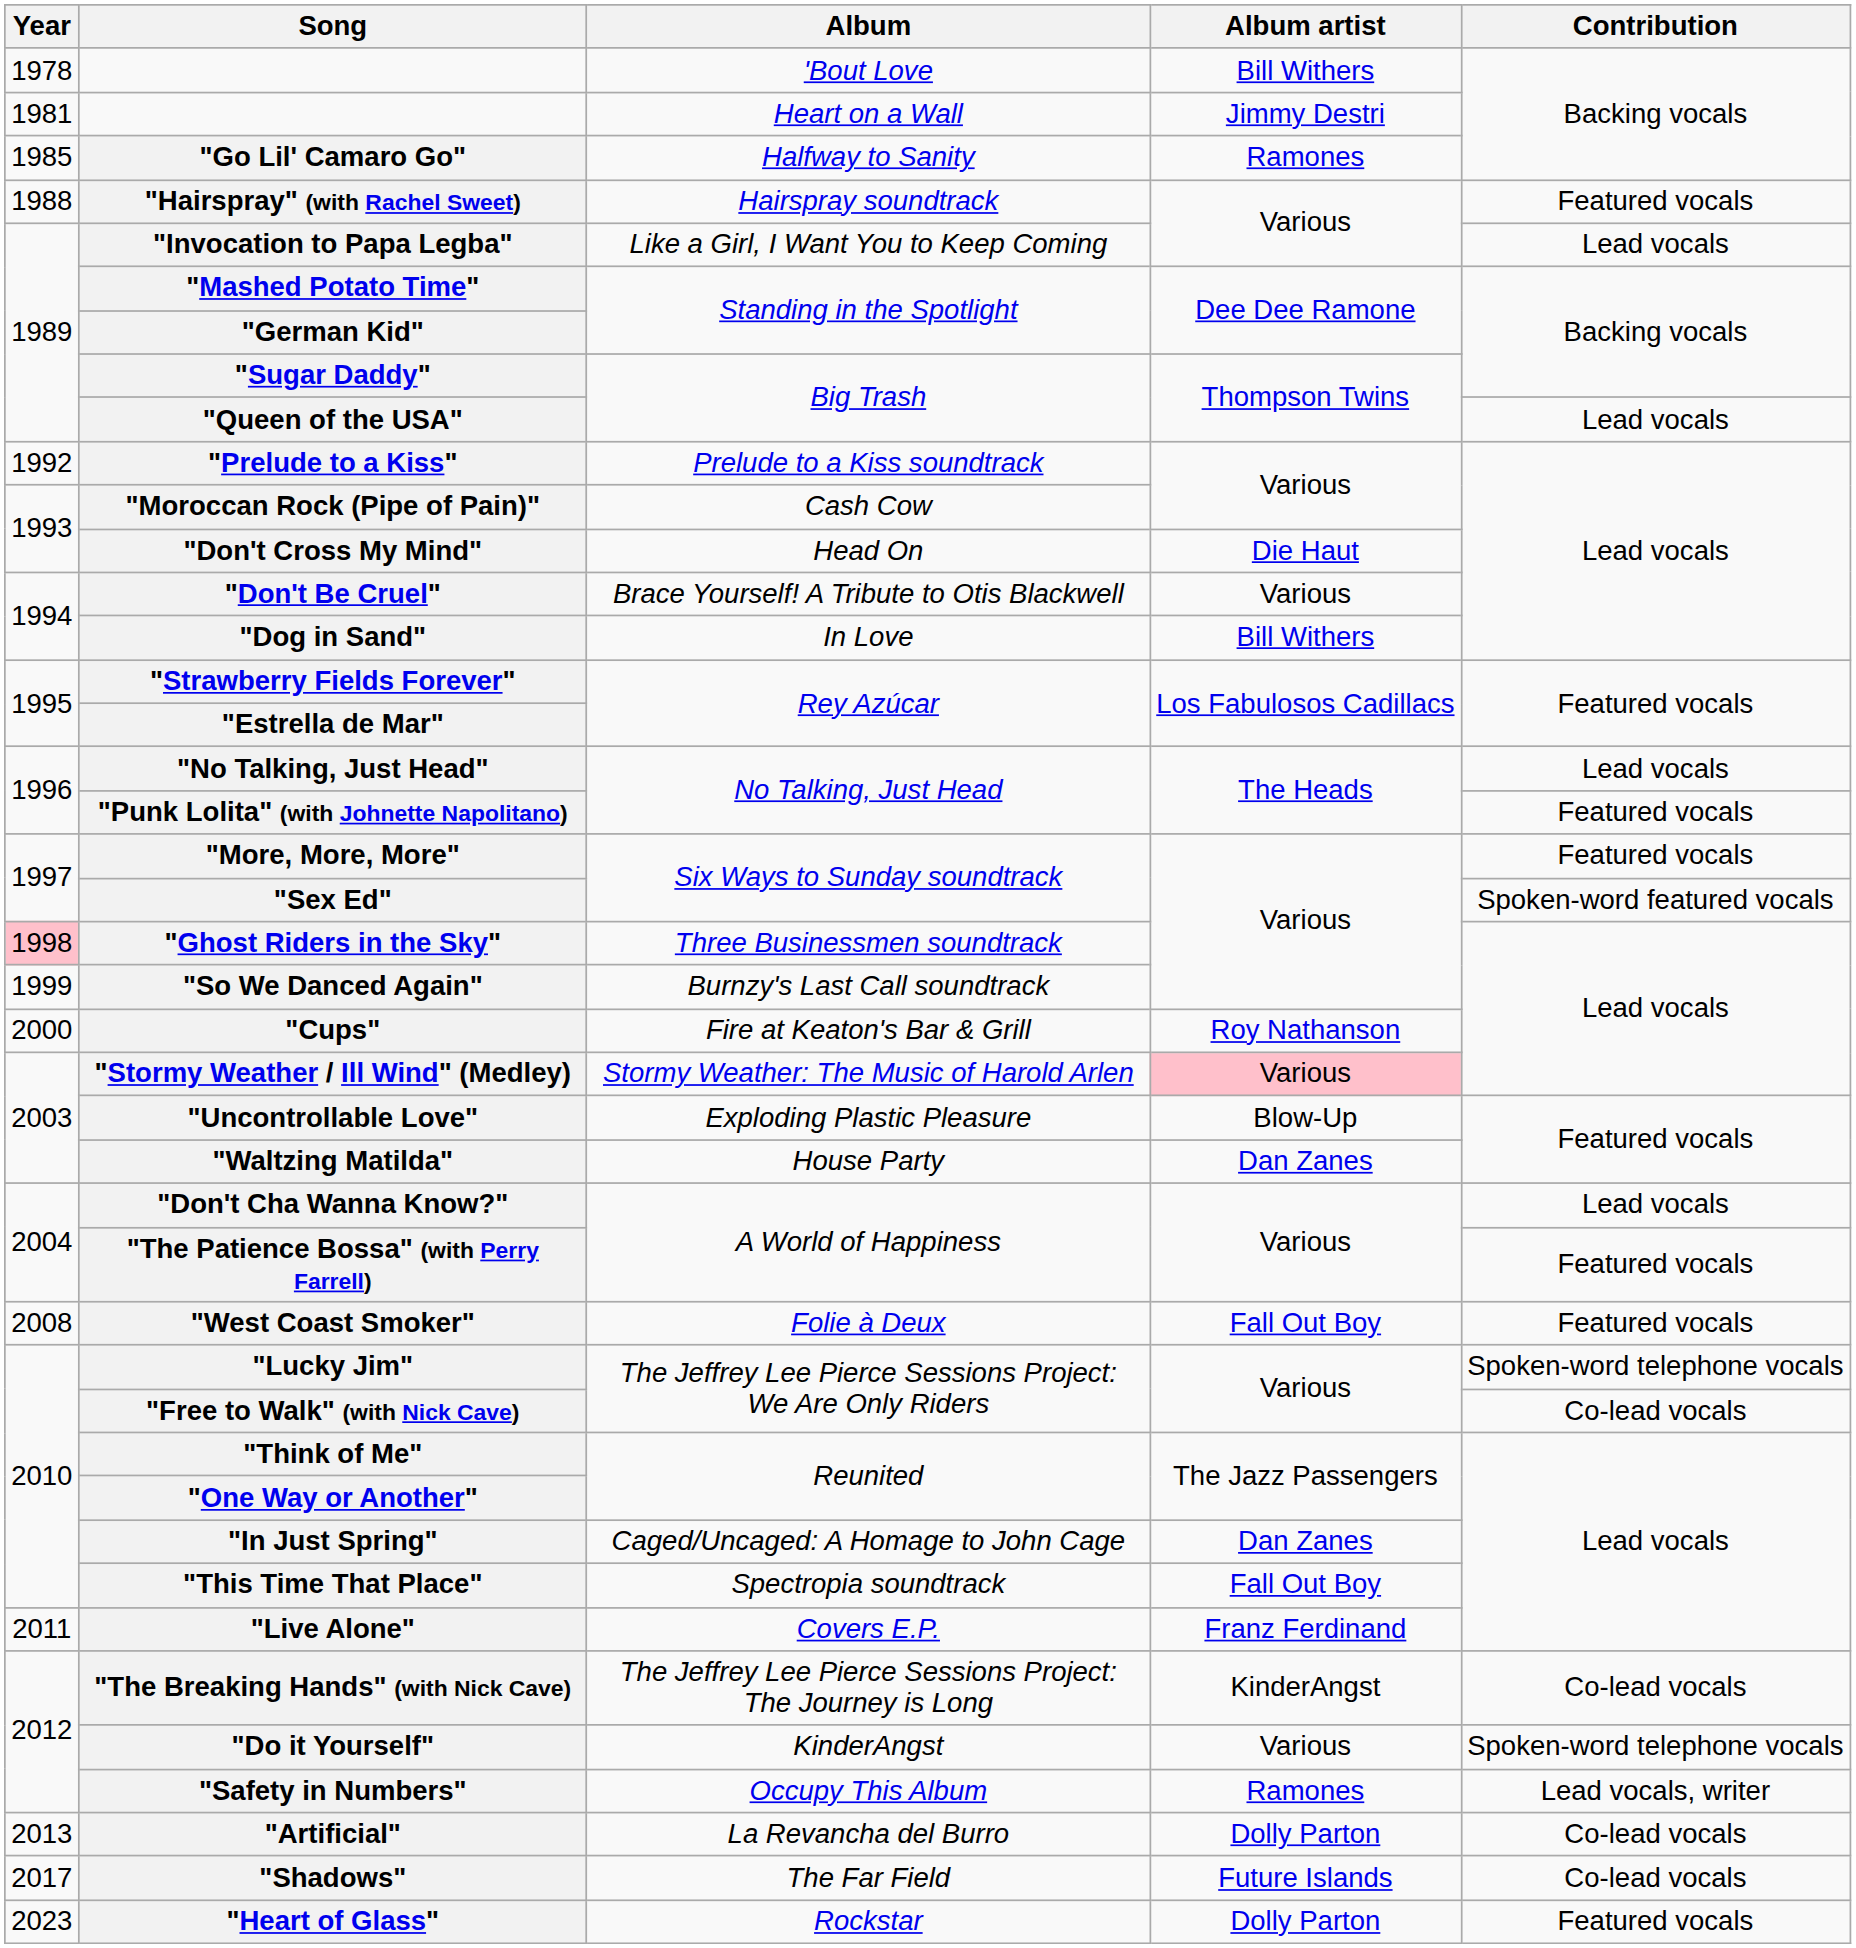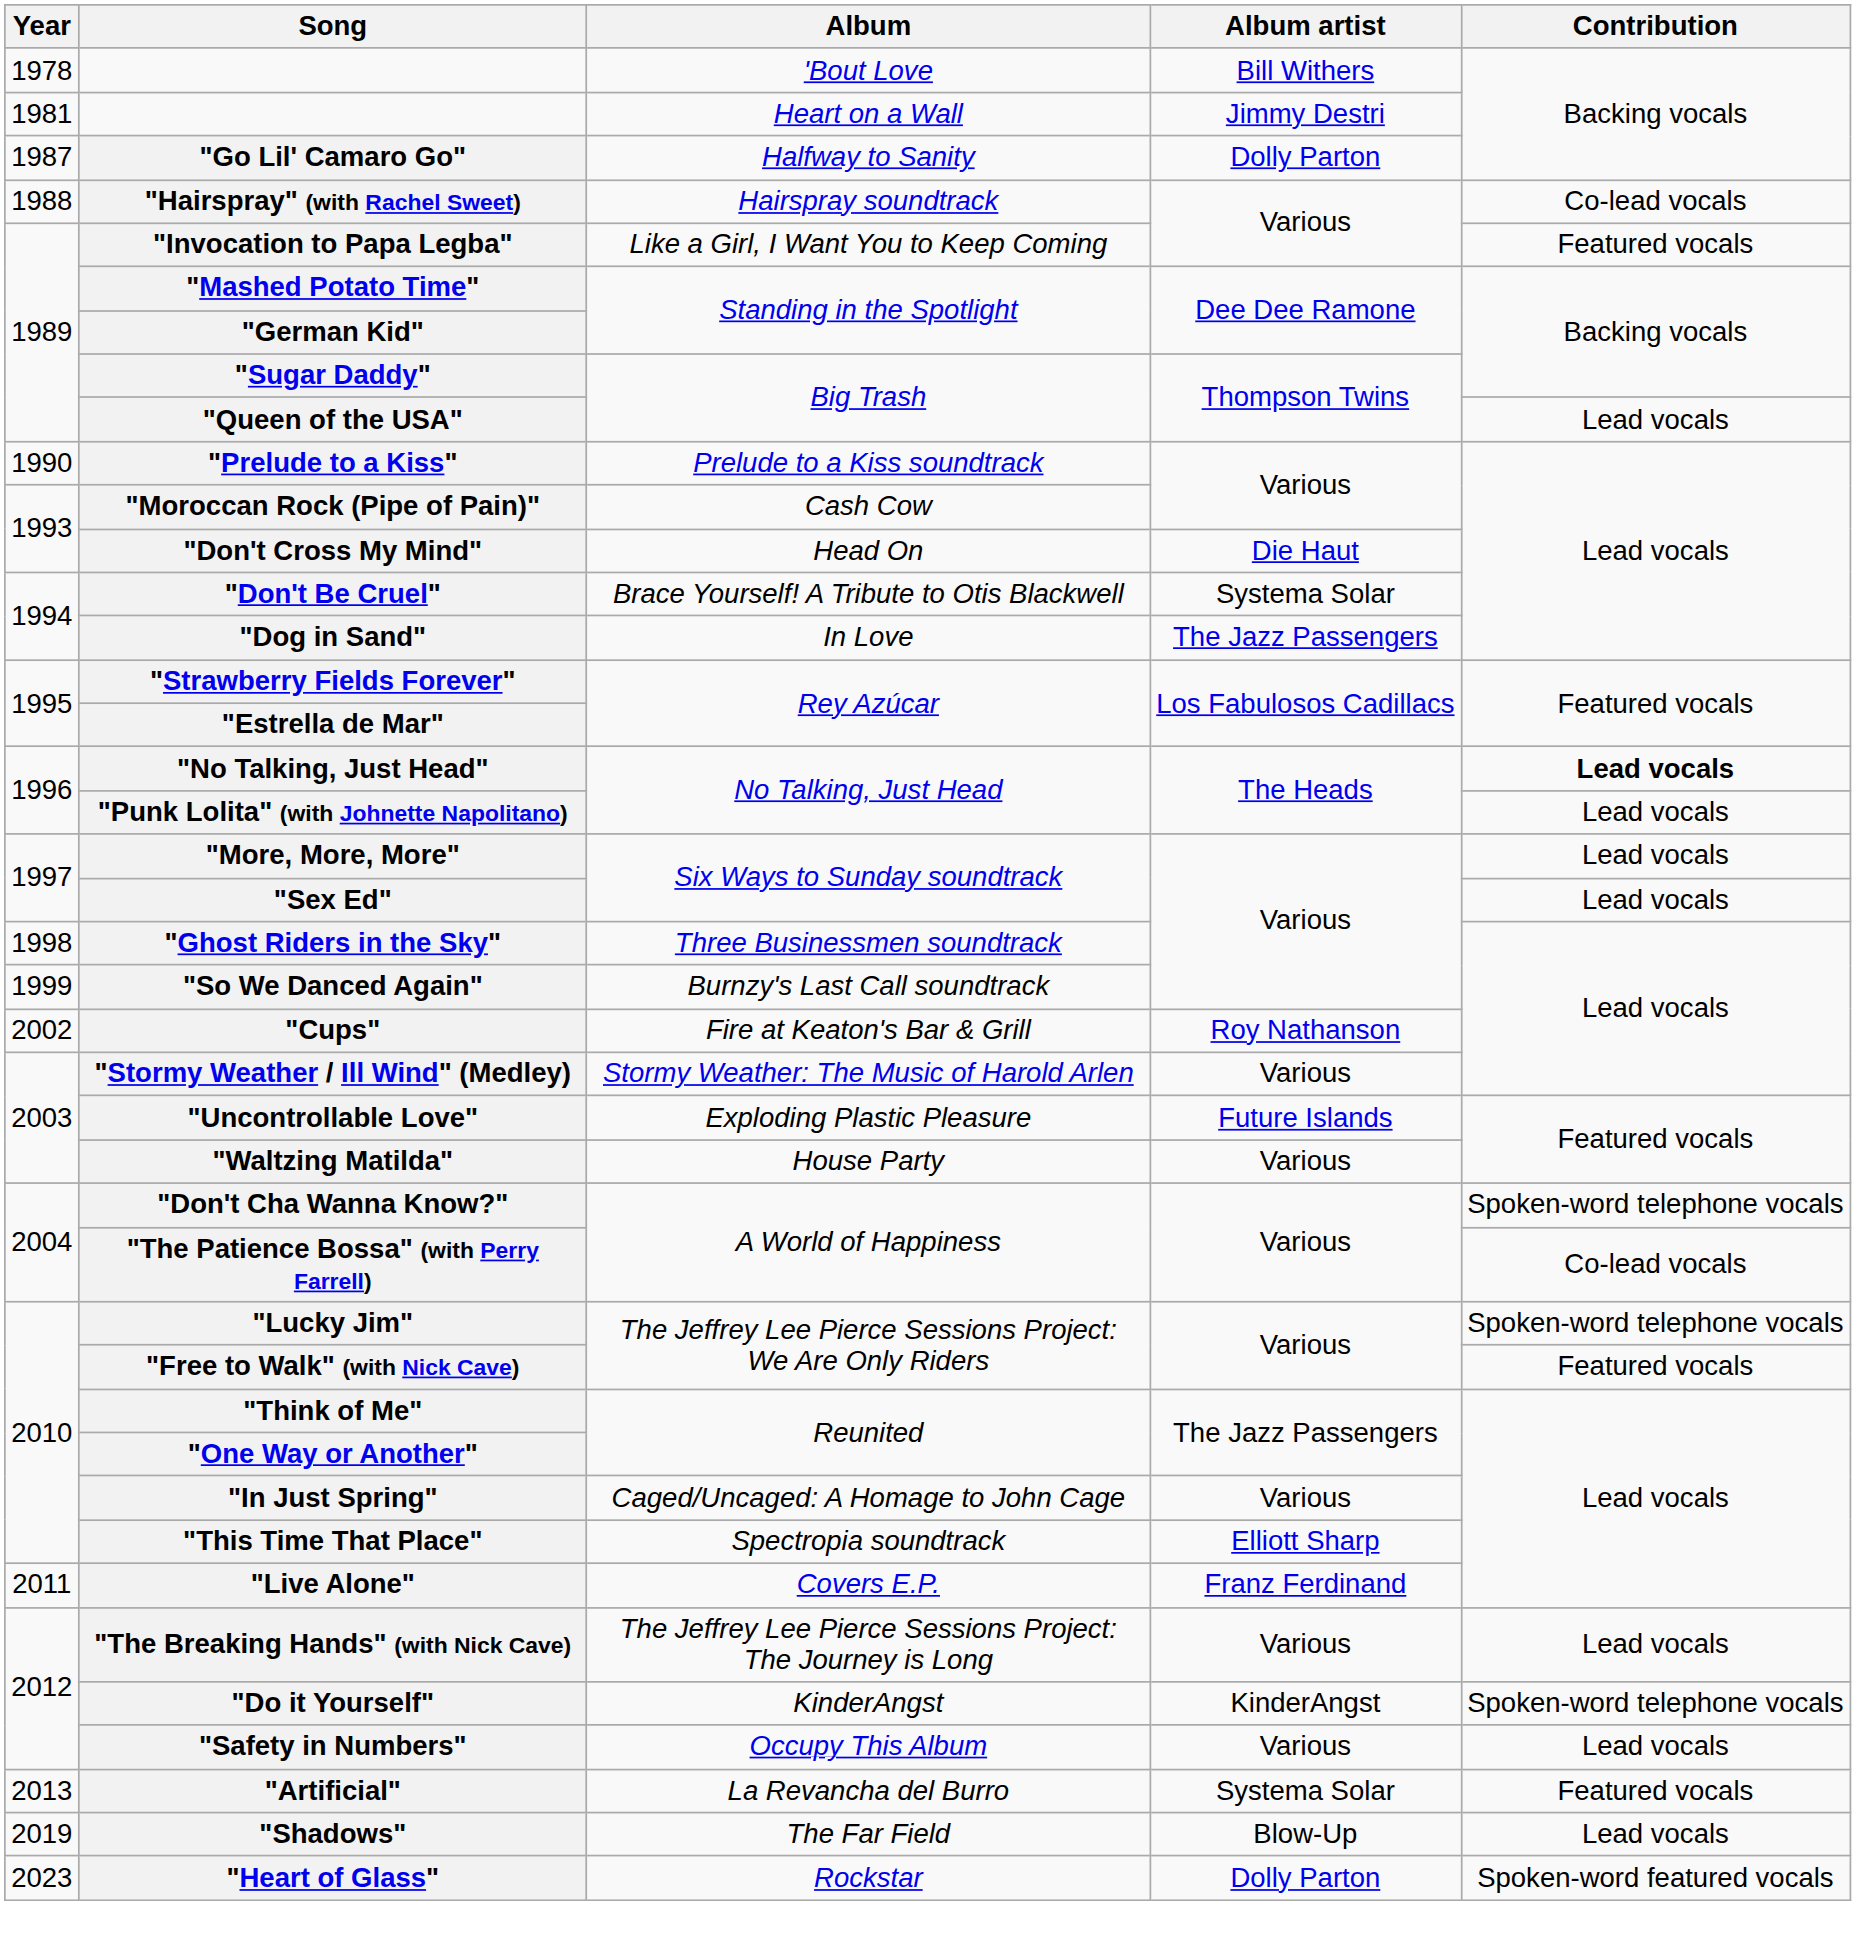(42, 157) 1985 -> (42, 157) 1987
(1305, 157) Ramones -> (1305, 157) Dolly Parton
(1655, 200) Featured vocals -> (1655, 200) Co-lead vocals
(1655, 244) Lead vocals -> (1655, 244) Featured vocals
(42, 462) 1992 -> (42, 462) 1990
(1305, 593) Various -> (1305, 593) Systema Solar
(1305, 637) Bill Withers -> (1305, 637) The Jazz Passengers
(1655, 768) normal -> (1655, 768) bold
(1655, 811) Featured vocals -> (1655, 811) Lead vocals
(1655, 855) Featured vocals -> (1655, 855) Lead vocals
(1655, 899) Spoken-word featured vocals -> (1655, 899) Lead vocals
(42, 942) pink background -> (42, 942) no background
(42, 1030) 2000 -> (42, 1030) 2002
(1305, 1073) pink background -> (1305, 1073) no background
(1305, 1117) Blow-Up -> (1305, 1117) Future Islands
(1305, 1161) Dan Zanes -> (1305, 1161) Various
(1655, 1204) Lead vocals -> (1655, 1204) Spoken-word telephone vocals
(1655, 1263) Featured vocals -> (1655, 1263) Co-lead vocals
- row: (333, 1322)
(1655, 1410) Co-lead vocals -> (1655, 1366) Featured vocals
(1305, 1541) Dan Zanes -> (1305, 1497) Various
(1305, 1584) Fall Out Boy -> (1305, 1541) Elliott Sharp
(1305, 1687) KinderAngst -> (1305, 1643) Various
(1655, 1687) Co-lead vocals -> (1655, 1643) Lead vocals
(1305, 1746) Various -> (1305, 1703) KinderAngst
(1305, 1790) Ramones -> (1305, 1746) Various
(1655, 1790) Lead vocals, writer -> (1655, 1746) Lead vocals
(1305, 1834) Dolly Parton -> (1305, 1790) Systema Solar
(1655, 1834) Co-lead vocals -> (1655, 1790) Featured vocals
(42, 1877) 2017 -> (42, 1834) 2019
(1305, 1877) Future Islands -> (1305, 1834) Blow-Up
(1655, 1877) Co-lead vocals -> (1655, 1834) Lead vocals
(1655, 1921) Featured vocals -> (1655, 1877) Spoken-word featured vocals
